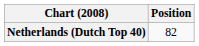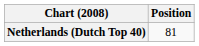(171, 32) 82 -> (171, 32) 81
